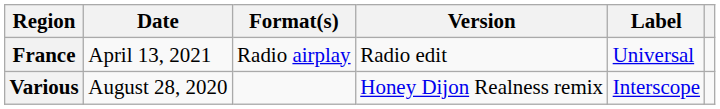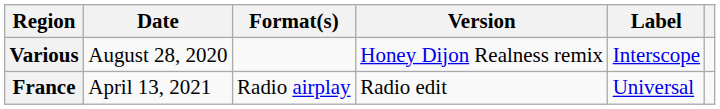rows swapped: (44, 87) <-> (44, 54)
